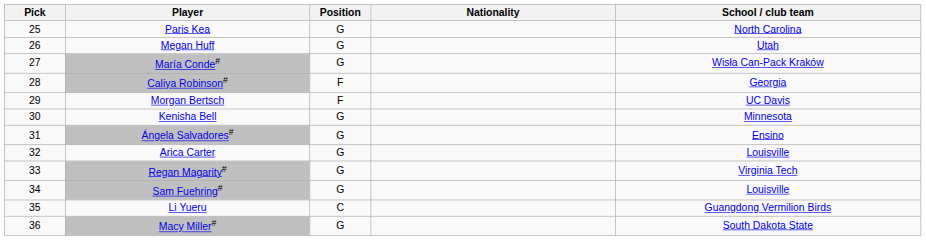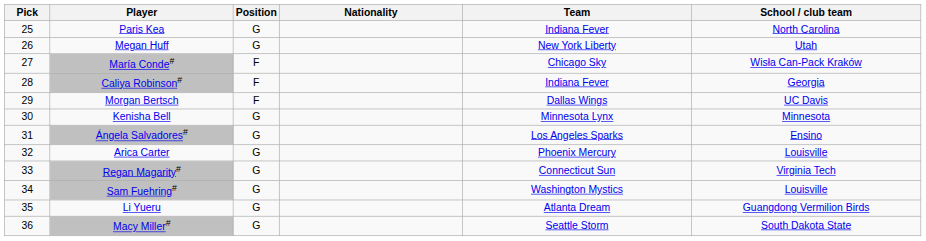+ column: (577, 12)
(340, 63) G -> (256, 63) F
(340, 208) C -> (256, 208) G
